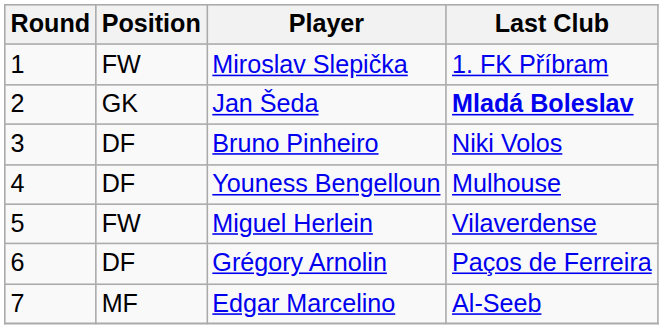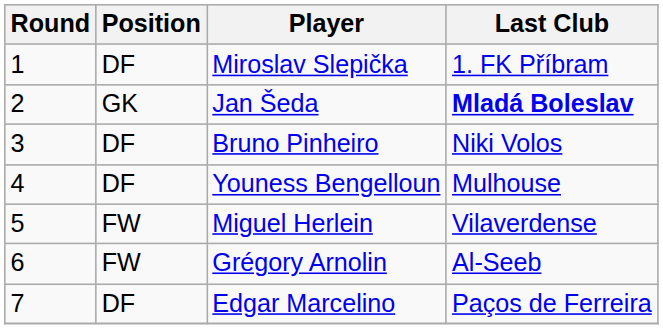(121, 64) FW -> (118, 64) DF
(118, 263) DF -> (121, 263) FW
(552, 263) Paços de Ferreira -> (497, 263) Al-Seeb
(120, 303) MF -> (118, 303) DF
(497, 303) Al-Seeb -> (552, 303) Paços de Ferreira
